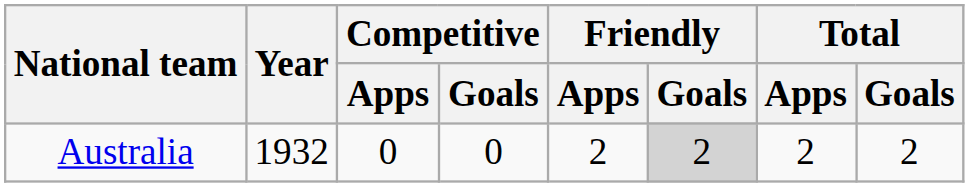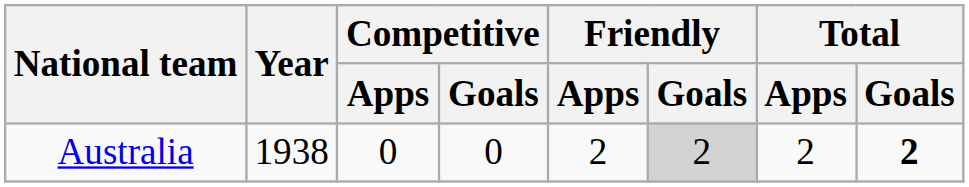(292, 151) 1932 -> (292, 151) 1938
(909, 151) normal -> (909, 151) bold
